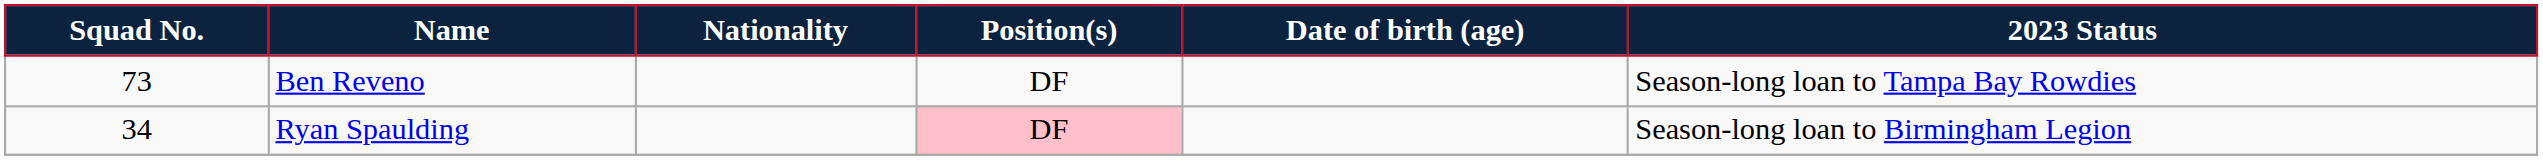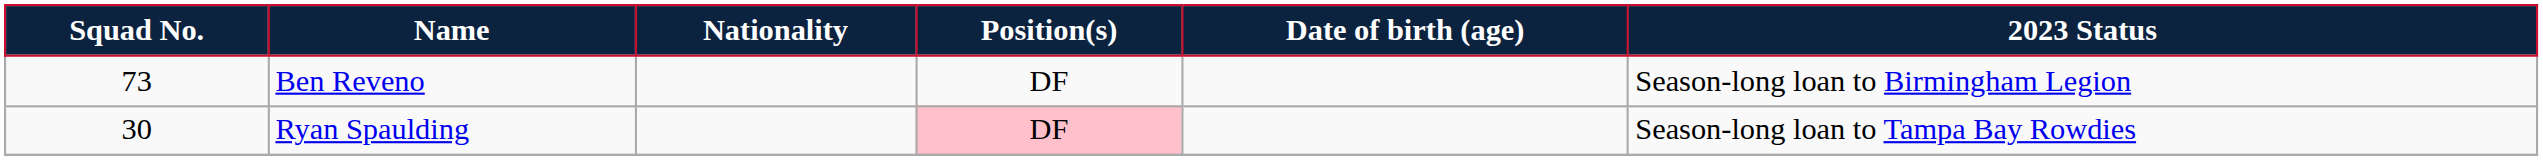(1886, 80) Season-long loan to Tampa Bay Rowdies -> (1883, 80) Season-long loan to Birmingham Legion
(137, 130) 34 -> (137, 130) 30
(1883, 130) Season-long loan to Birmingham Legion -> (1886, 130) Season-long loan to Tampa Bay Rowdies
